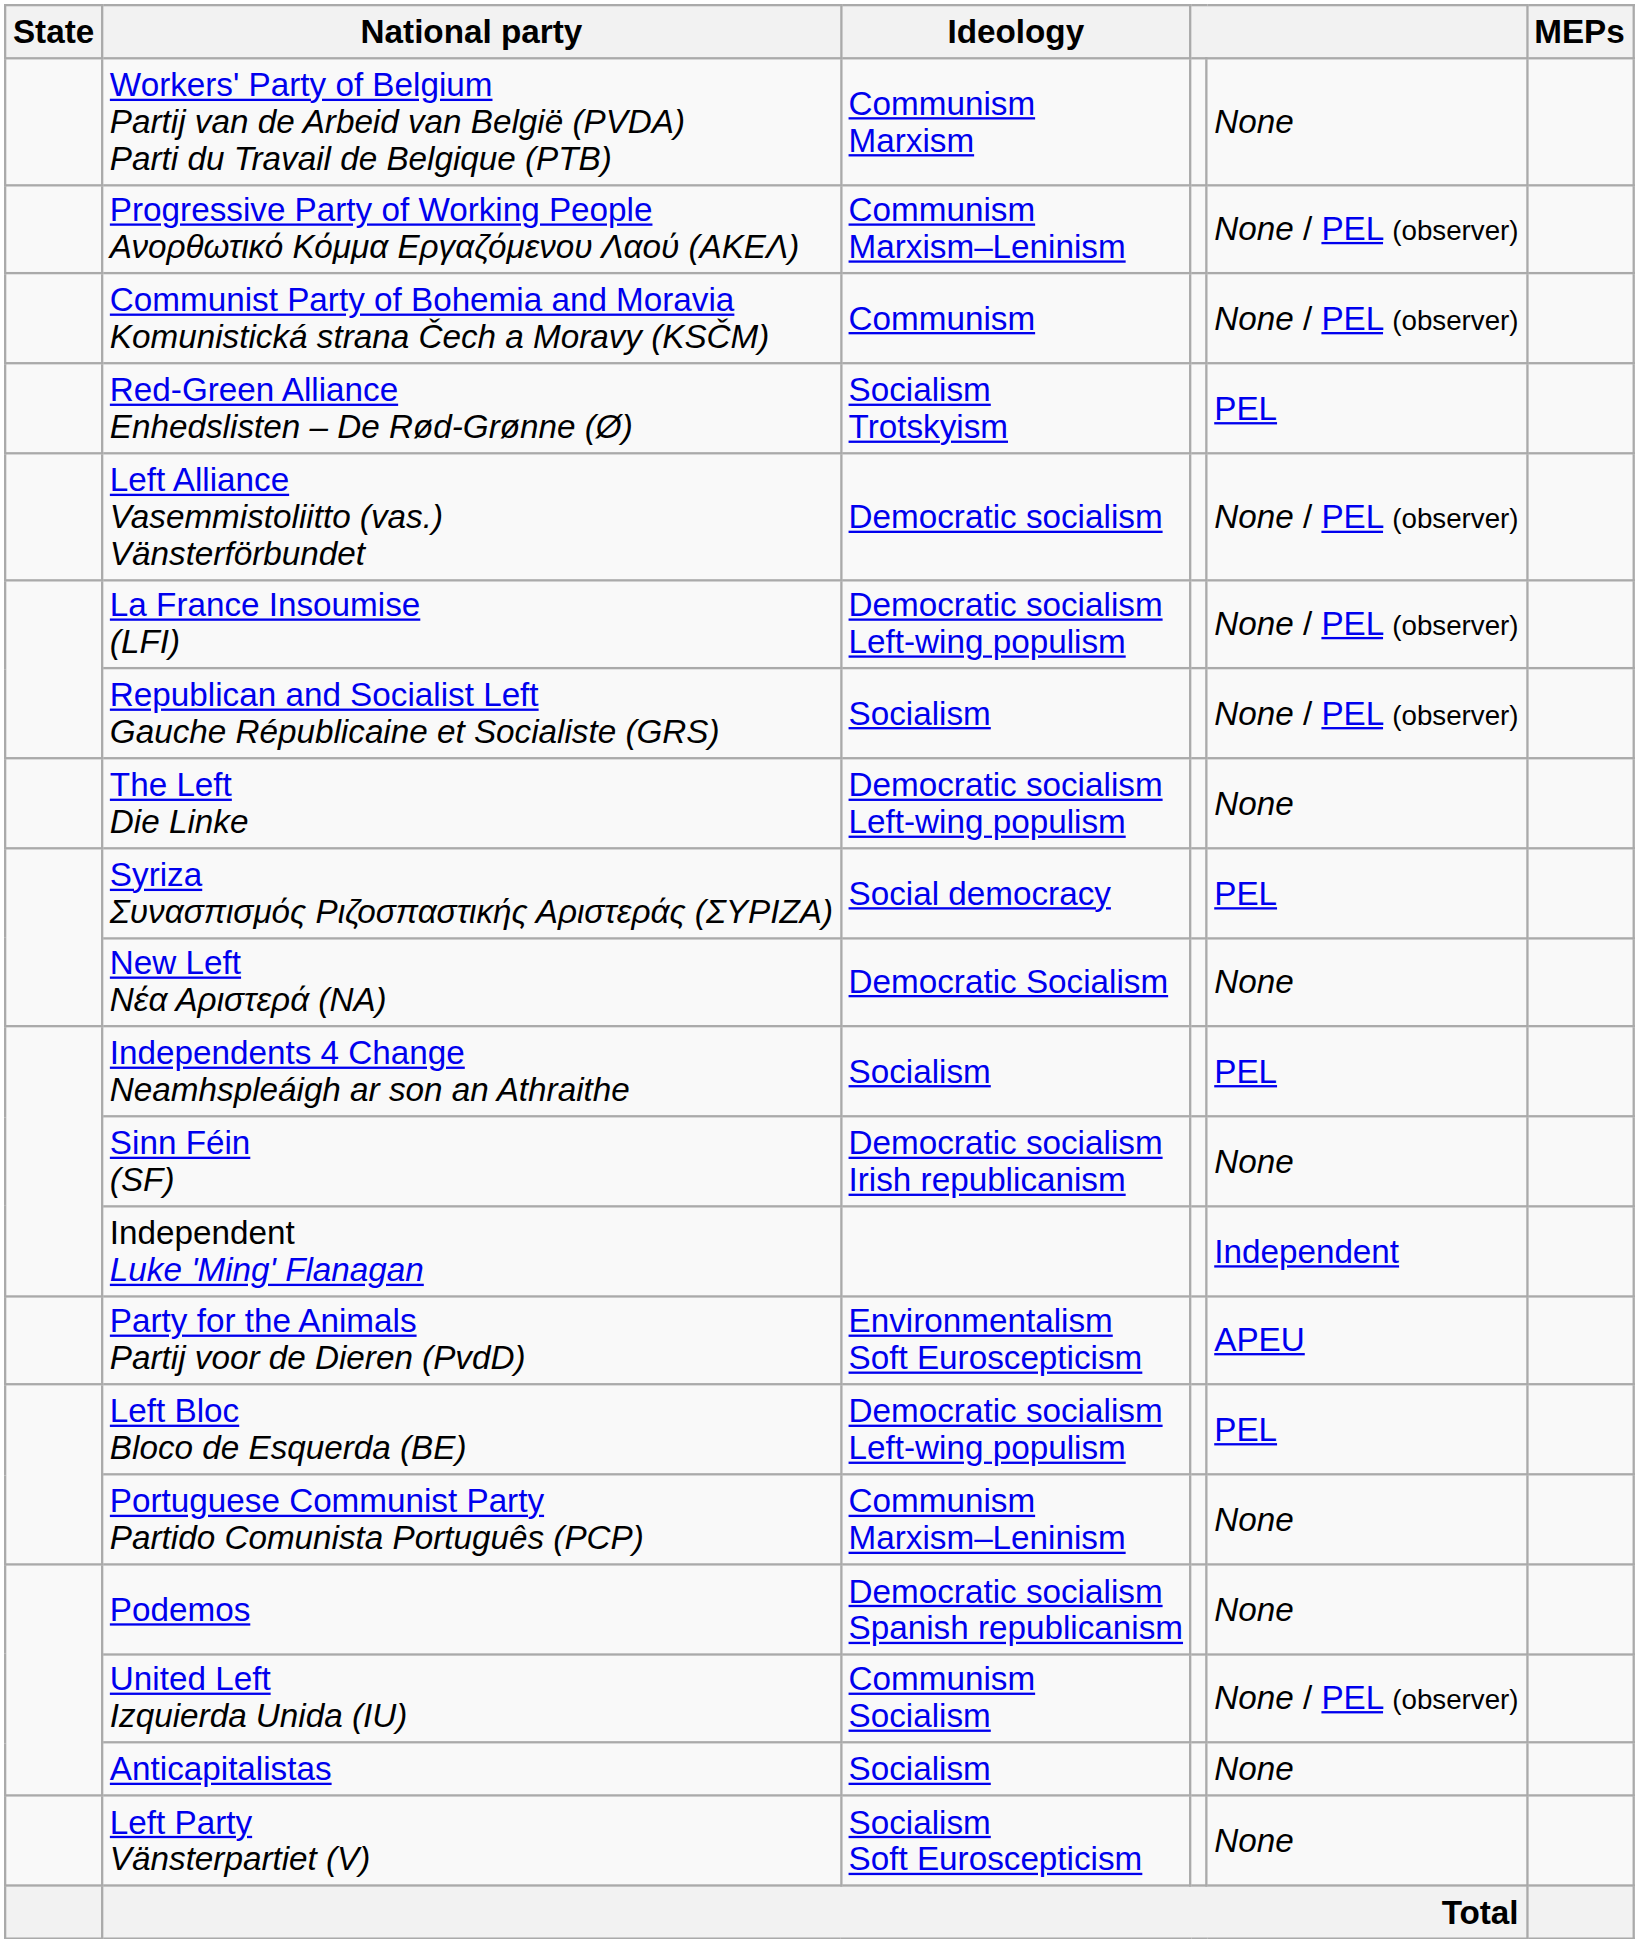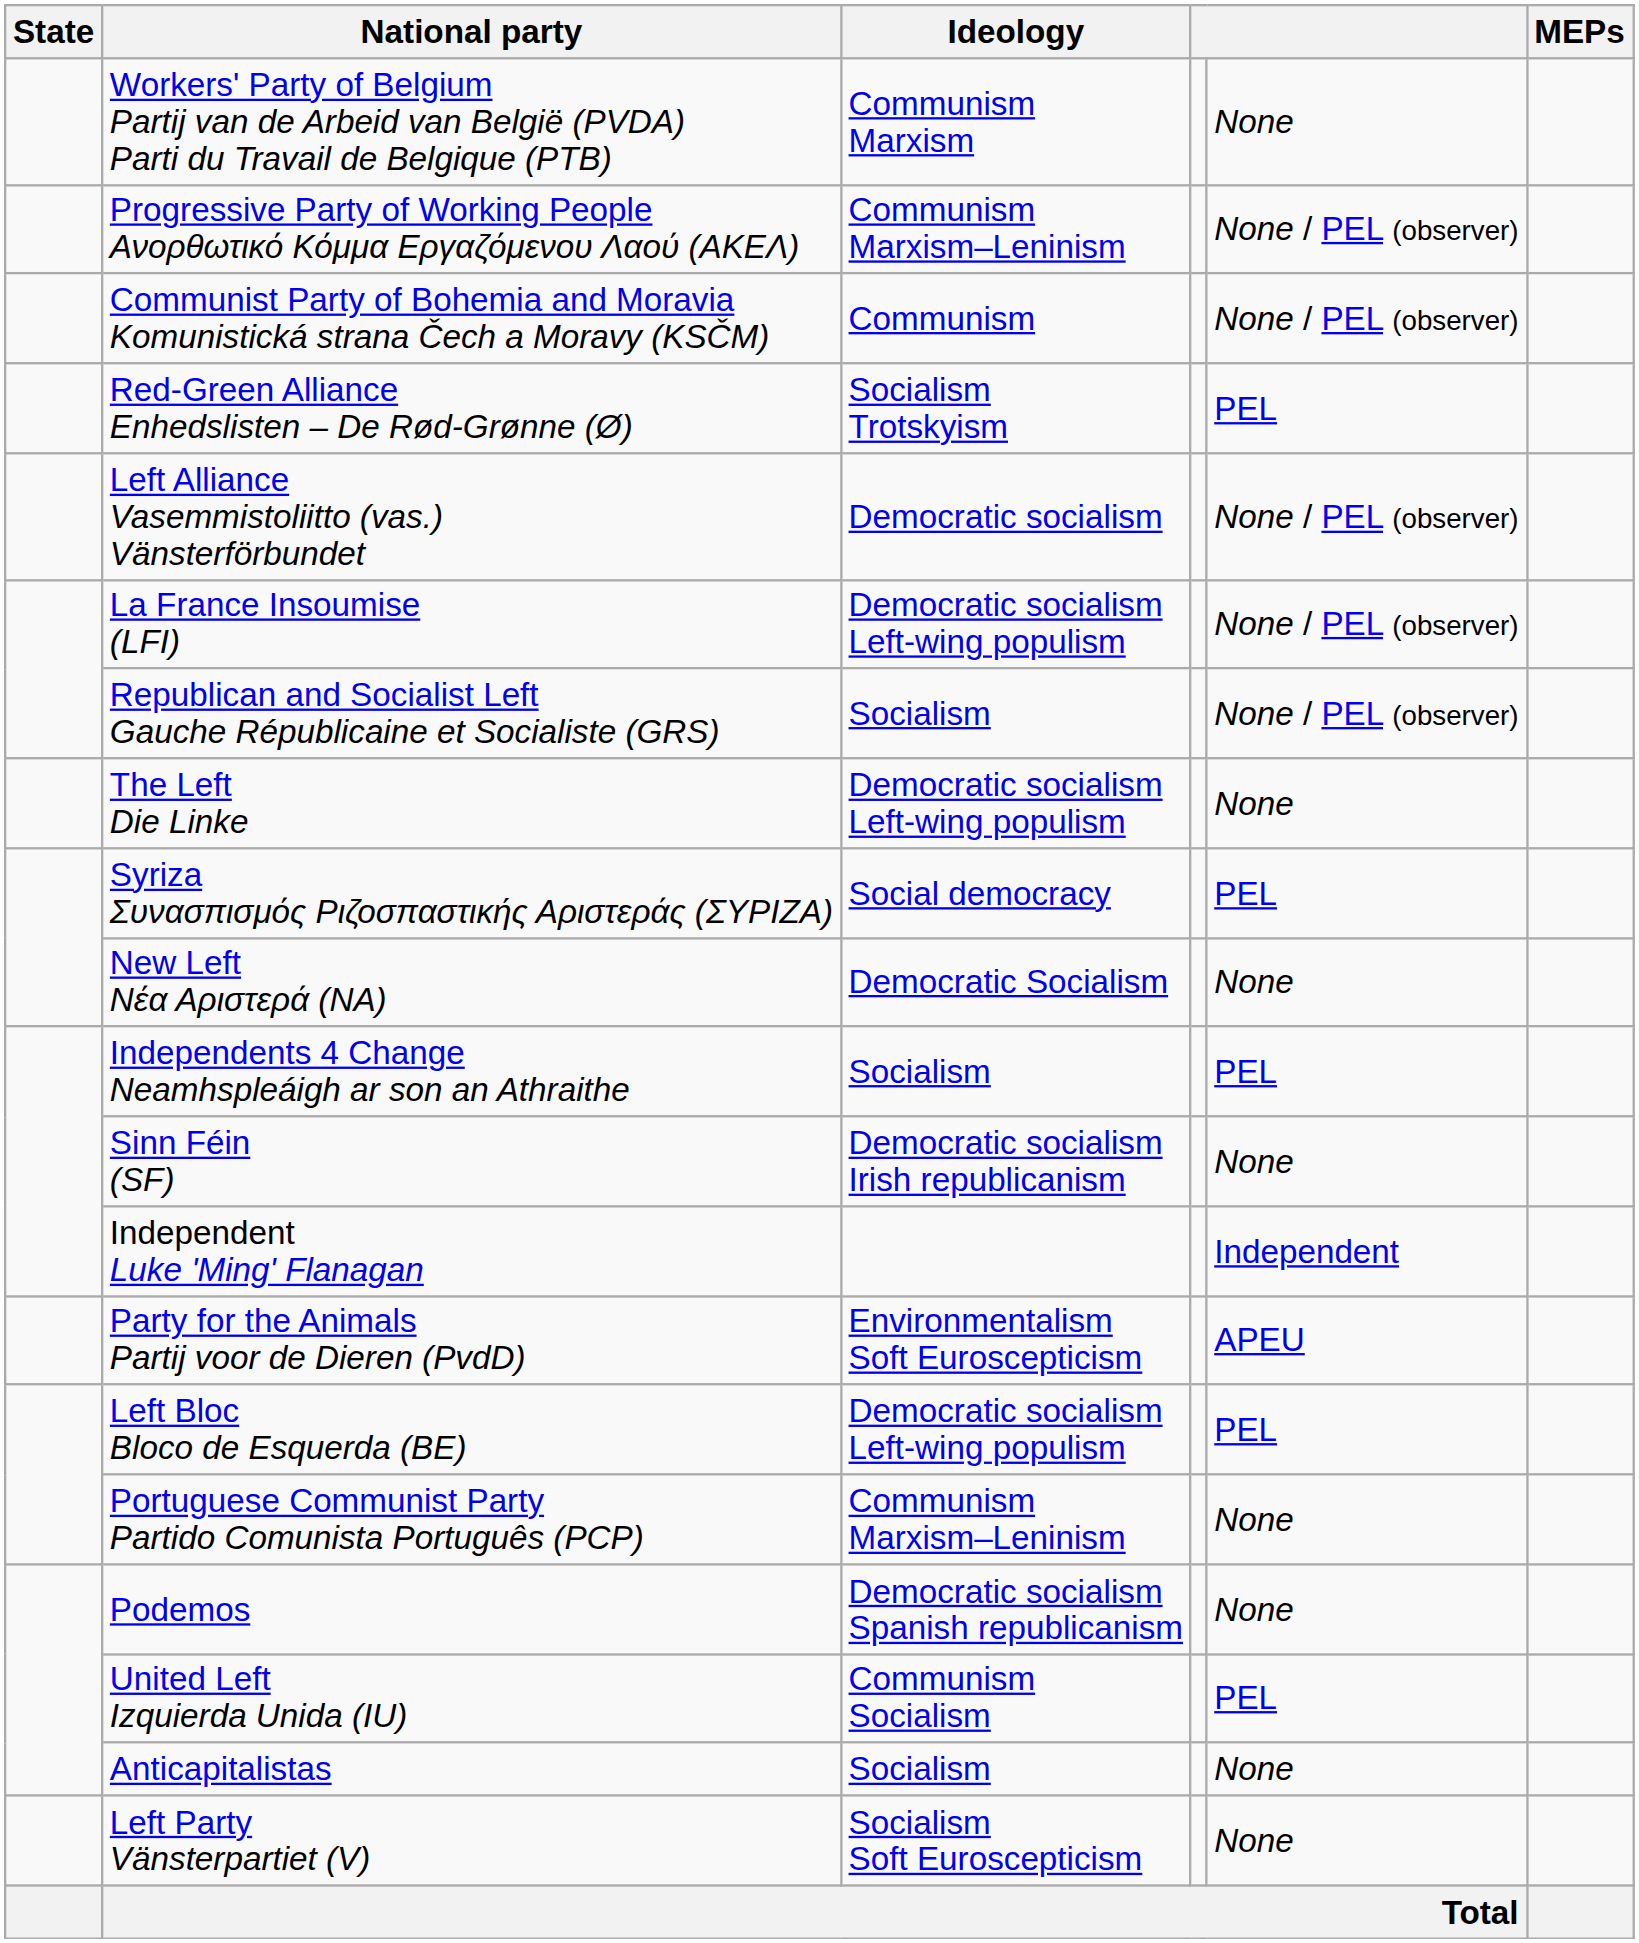(1366, 1698) None / PEL (observer) -> (1246, 1698) PEL
